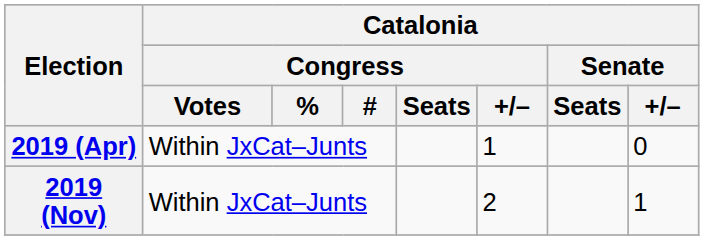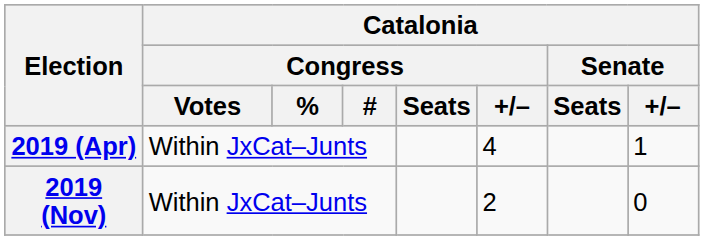(490, 147) 1 -> (490, 147) 4
(640, 147) 0 -> (640, 147) 1
(640, 201) 1 -> (640, 201) 0
